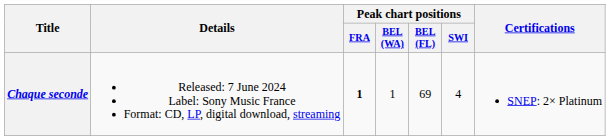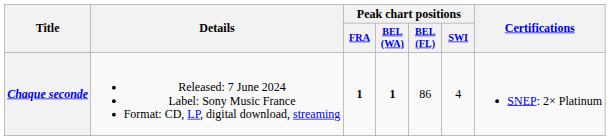(392, 94) normal -> (392, 94) bold
(425, 94) 69 -> (425, 94) 86
